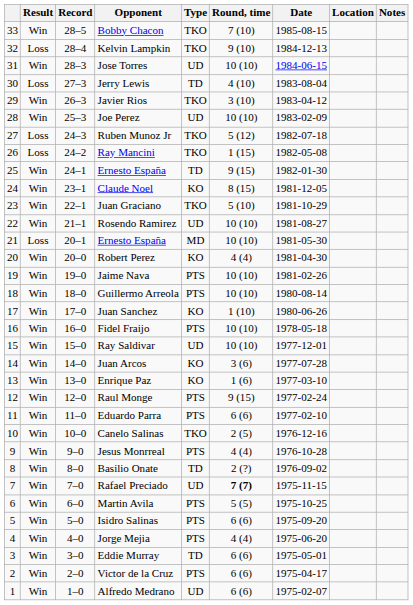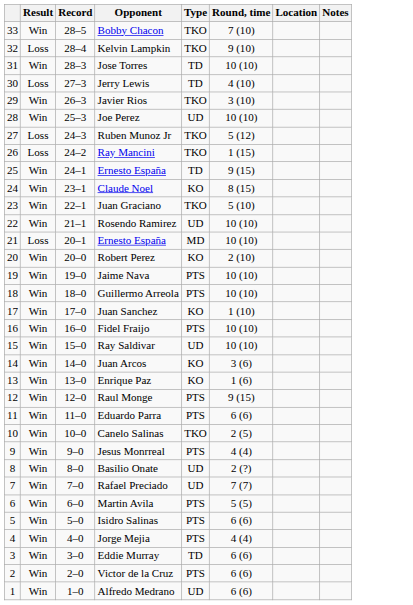- column: (301, 13)
(195, 65) UD -> (195, 65) TD
(241, 258) 4 (4) -> (241, 258) 2 (10)
(195, 468) TD -> (195, 468) UD
(241, 485) bold -> (241, 485) normal
